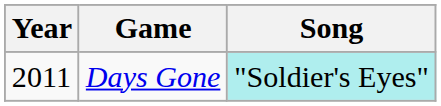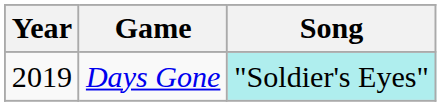(41, 76) 2011 -> (42, 76) 2019
